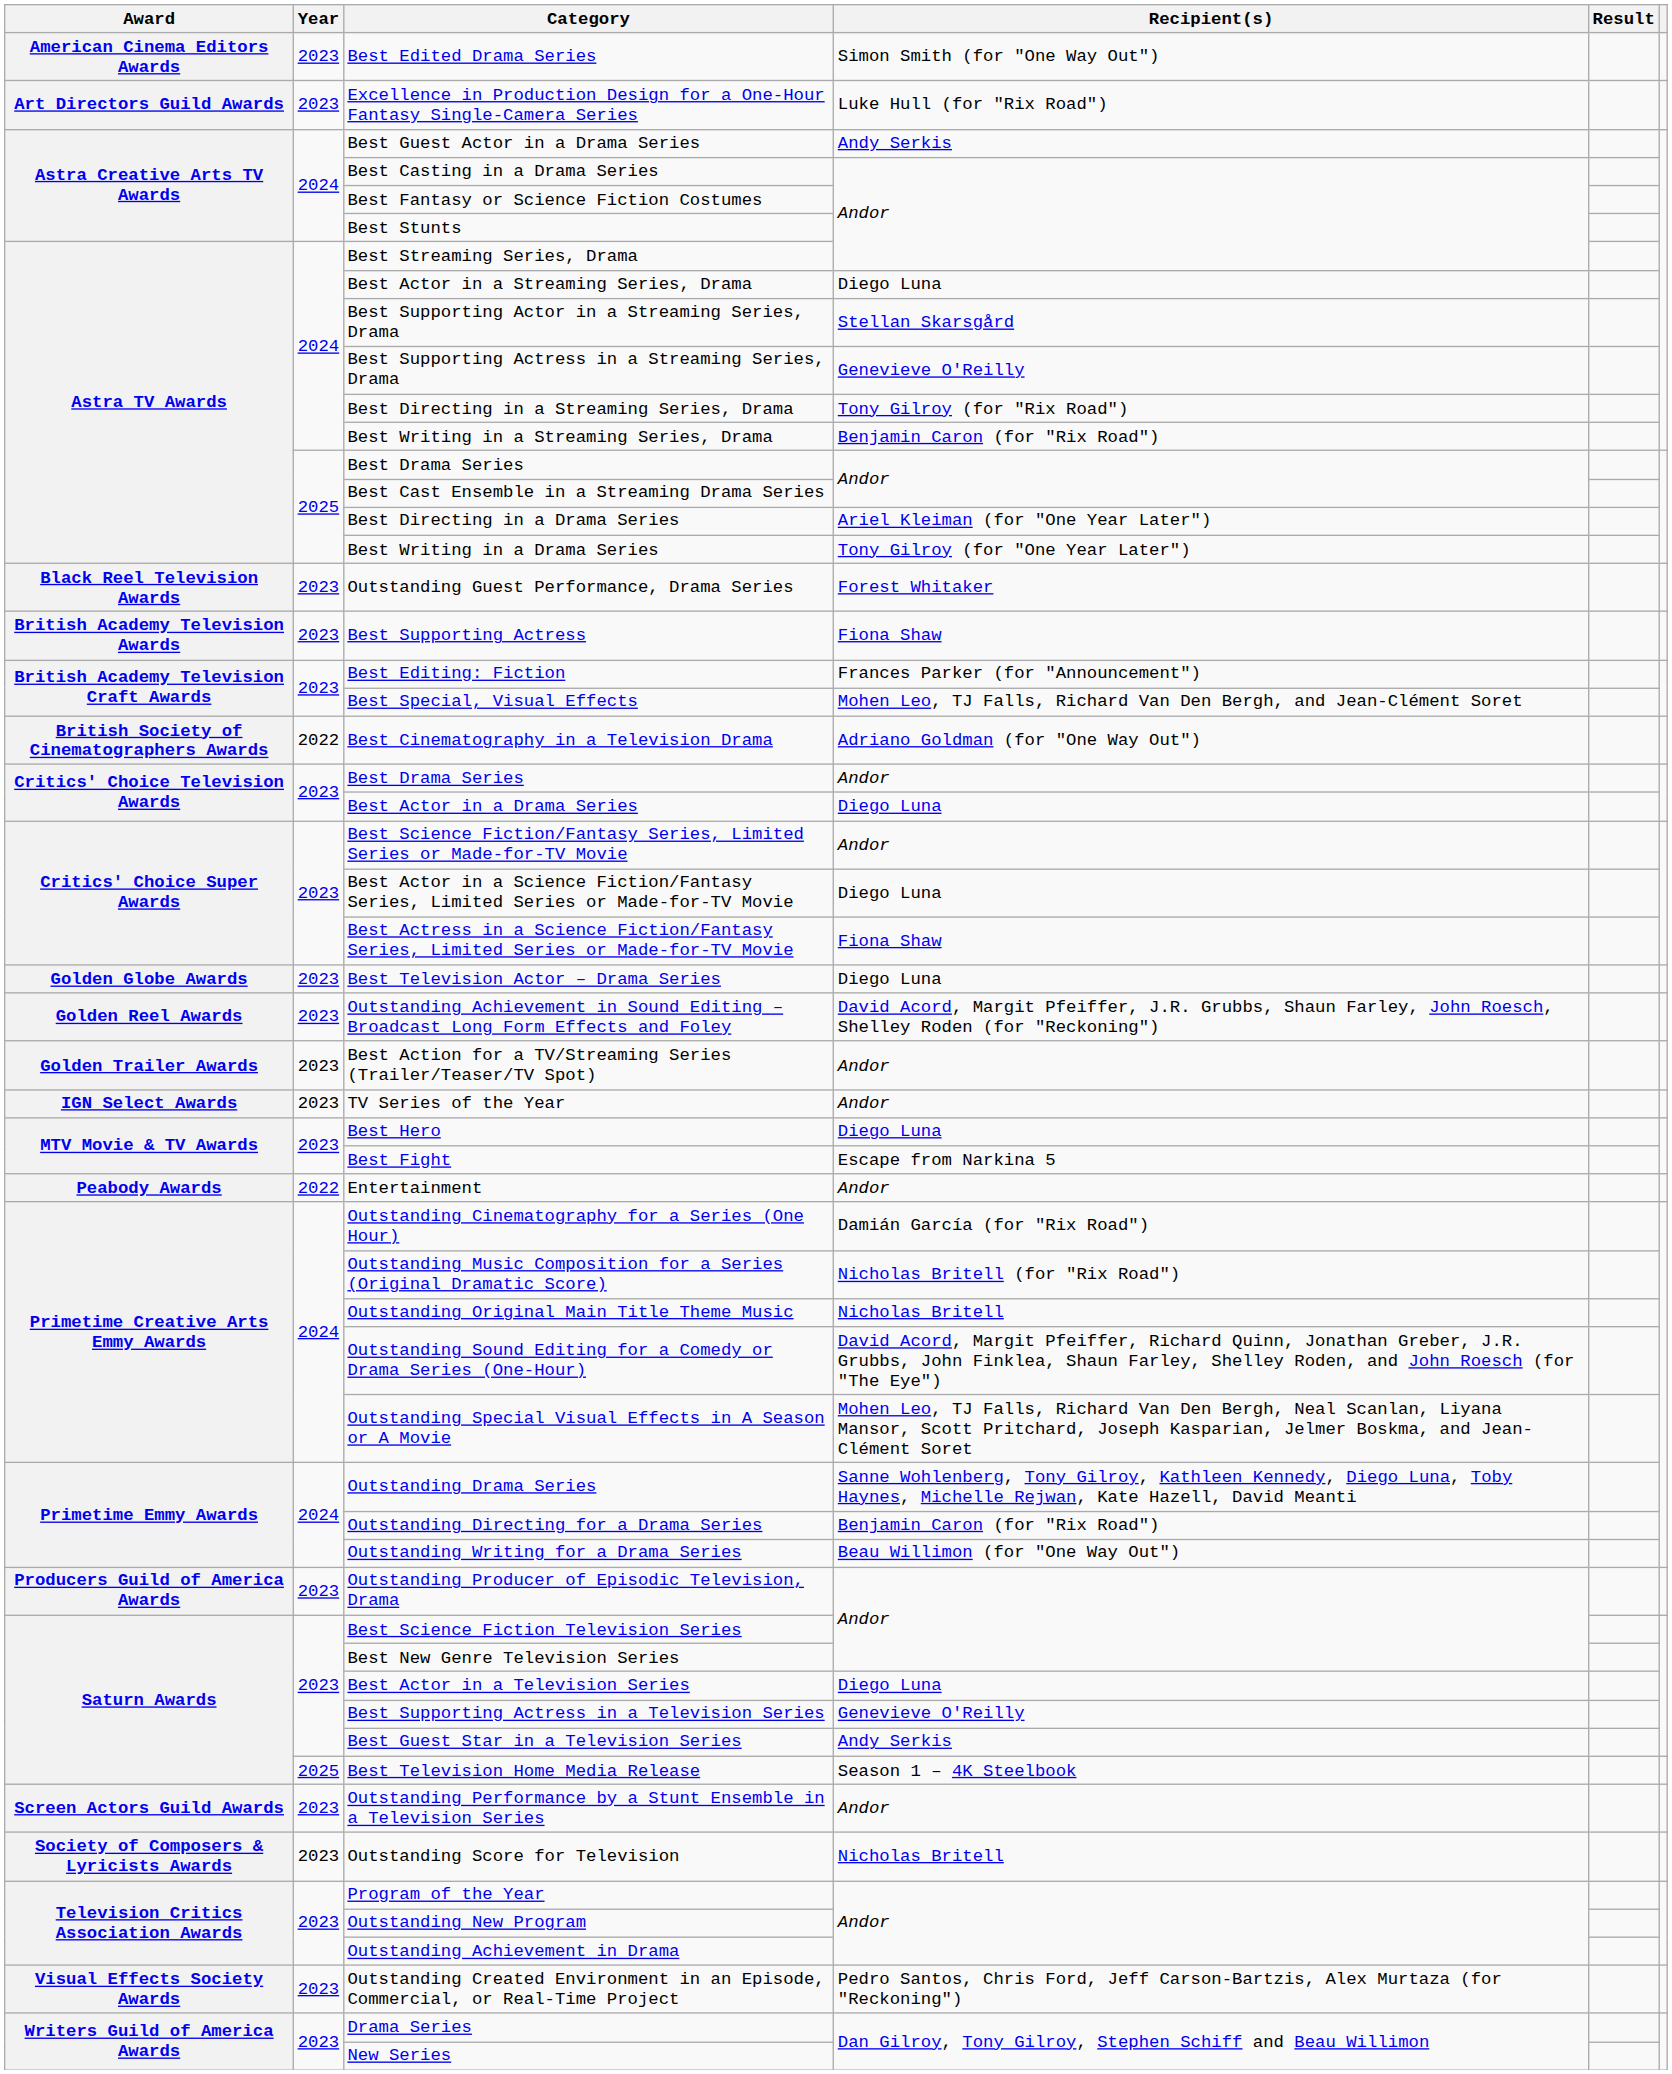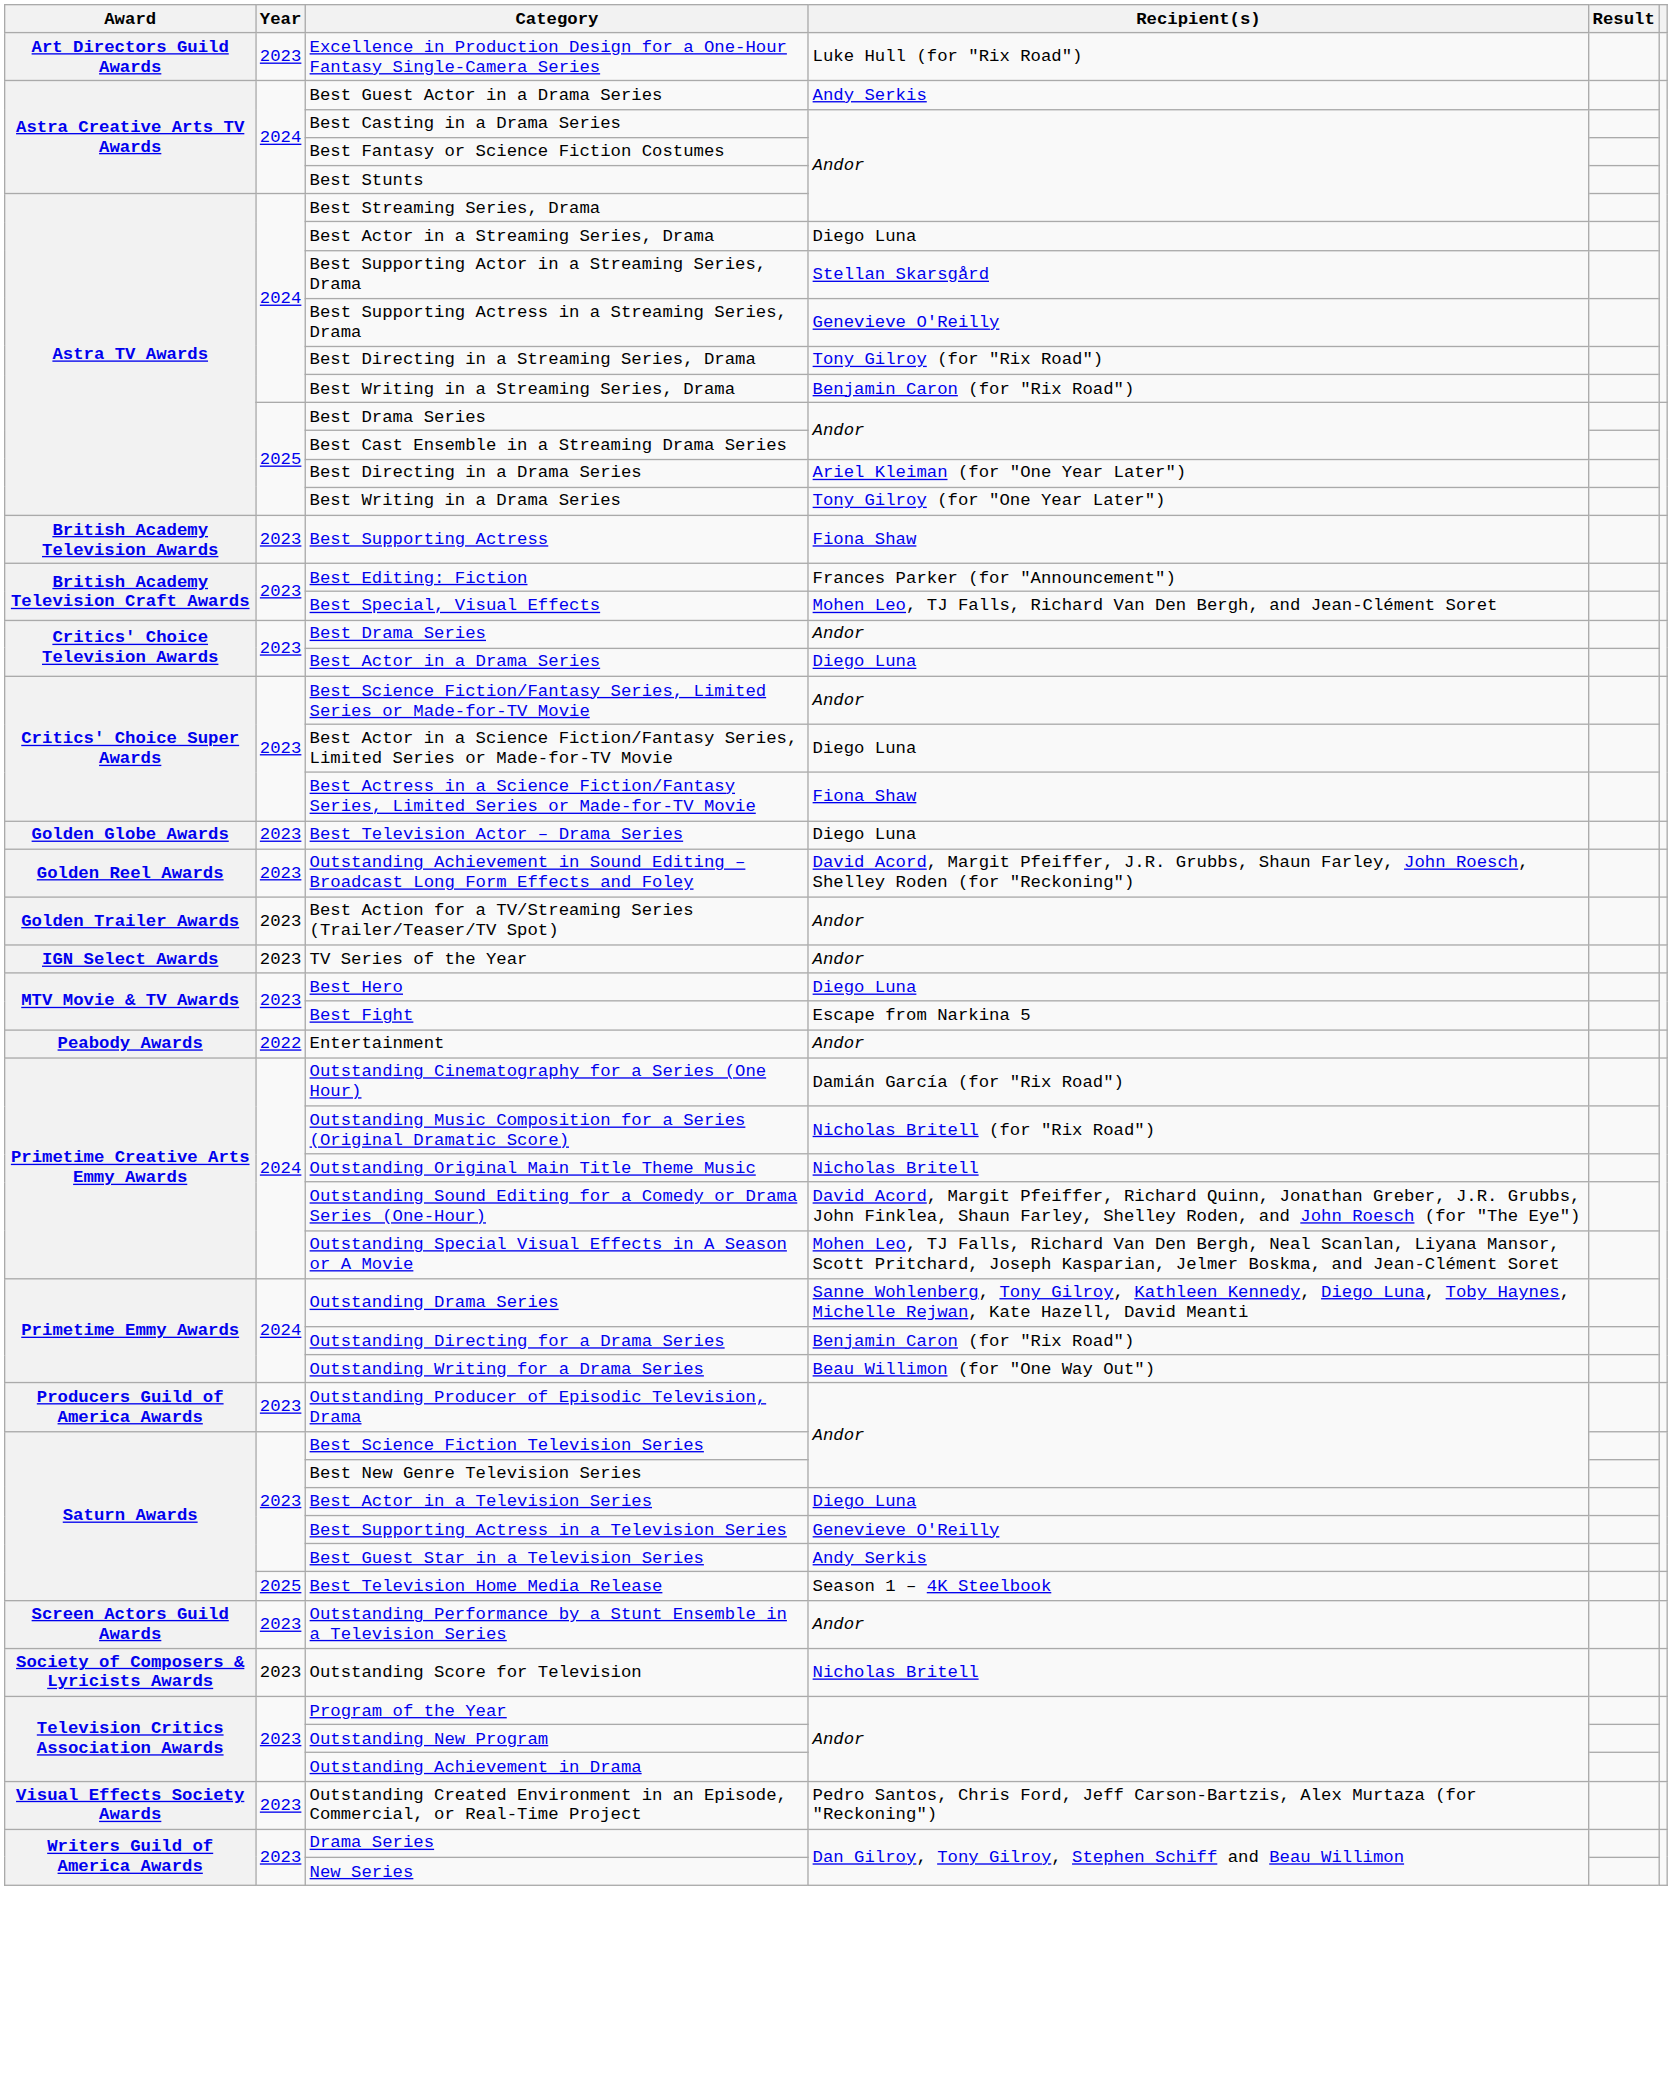- row: (149, 57)
- row: (149, 588)
- row: (149, 740)
